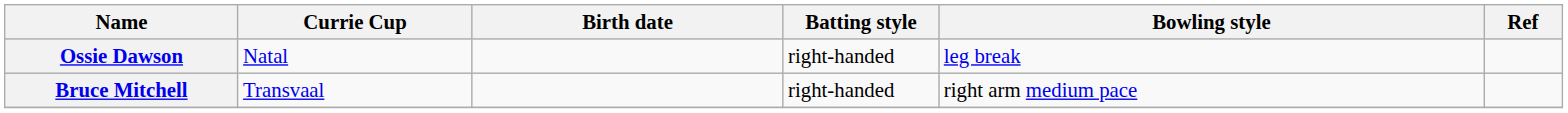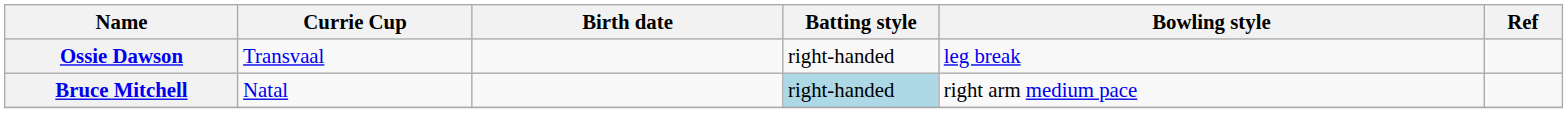(266, 56) Natal -> (284, 56) Transvaal
(284, 90) Transvaal -> (266, 90) Natal
(841, 90) no background -> (841, 90) lightblue background
